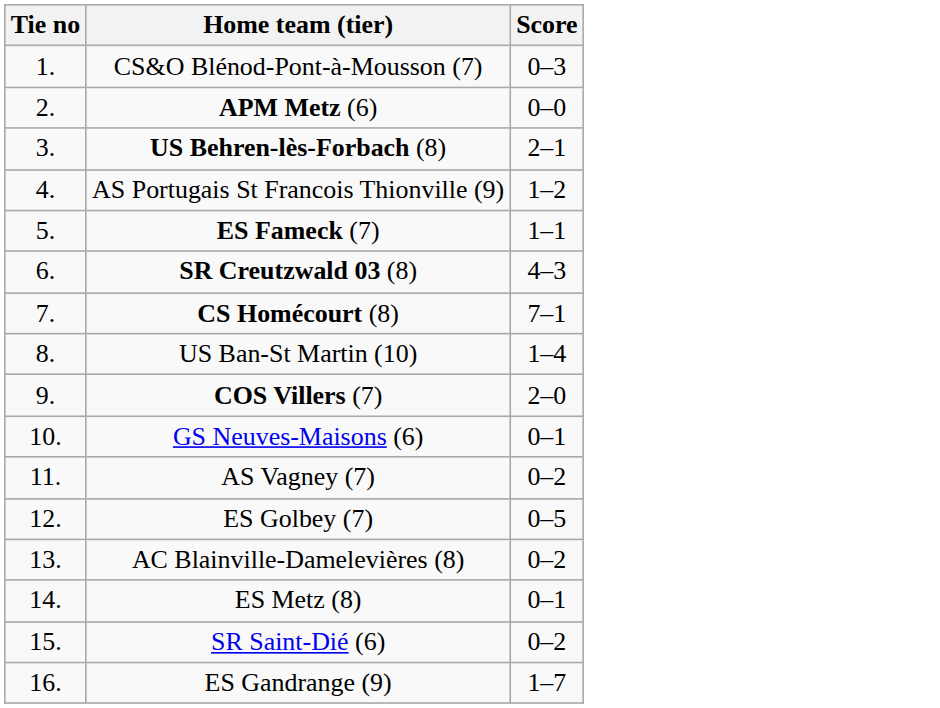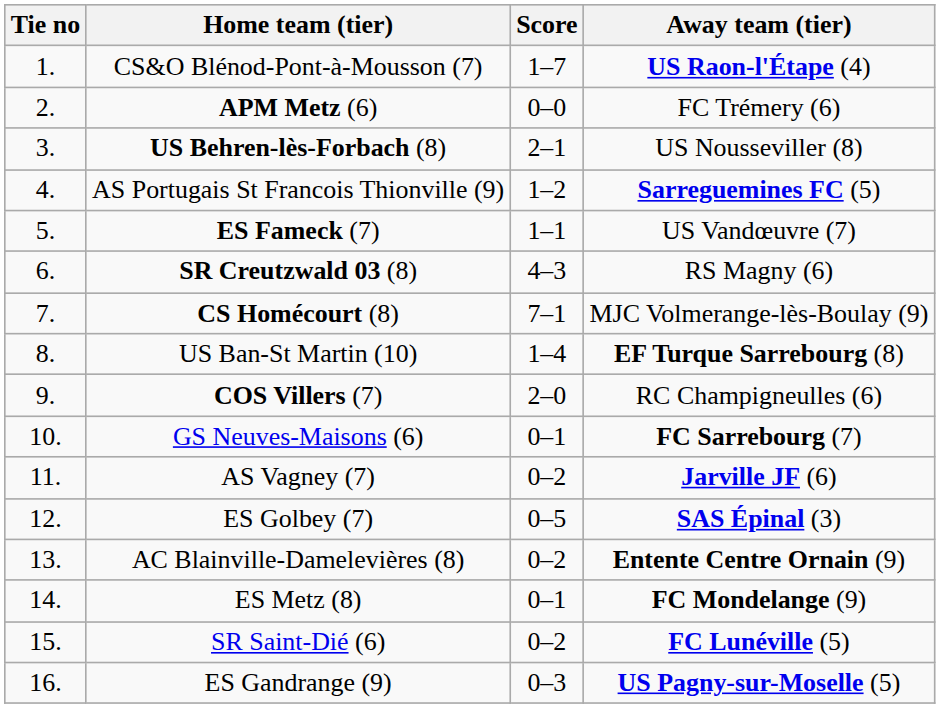+ column: (759, 25)
(547, 66) 0–3 -> (547, 66) 1–7
(547, 682) 1–7 -> (547, 682) 0–3
